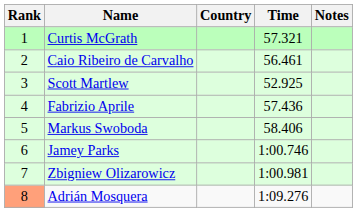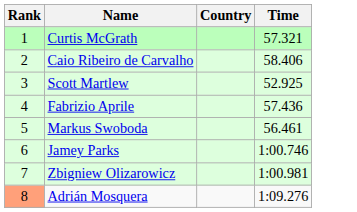- column: (332, 15)
(283, 60) 56.461 -> (283, 60) 58.406
(283, 128) 58.406 -> (283, 128) 56.461
